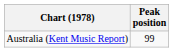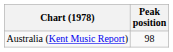(149, 39) 99 -> (149, 39) 98
